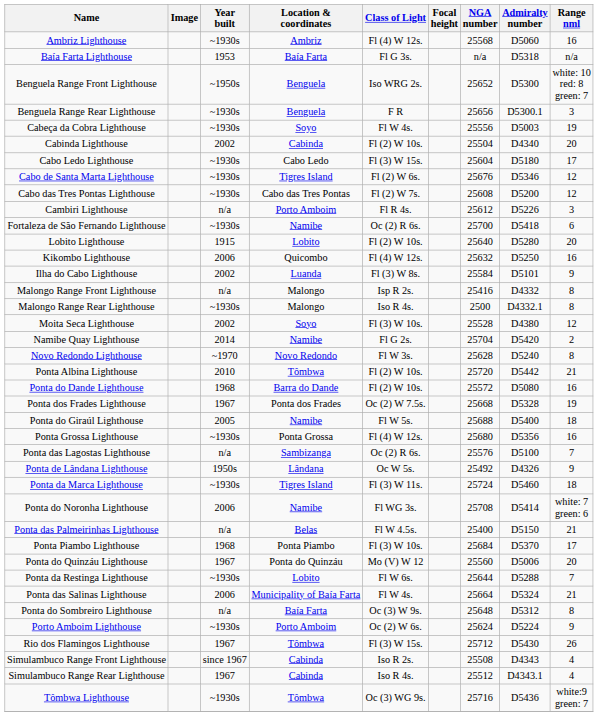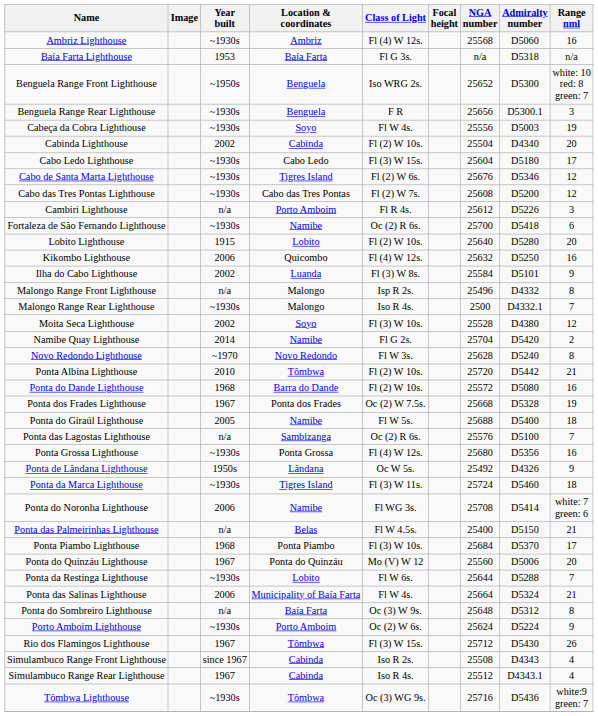(480, 290) 25416 -> (480, 290) 25496
(572, 307) 8 -> (572, 307) 7
rows swapped: (86, 436) <-> (86, 453)
